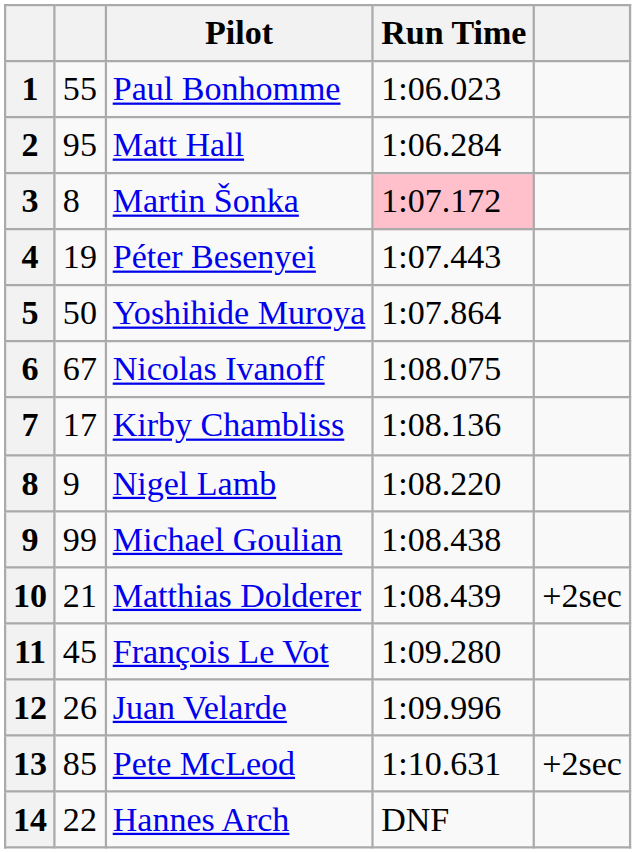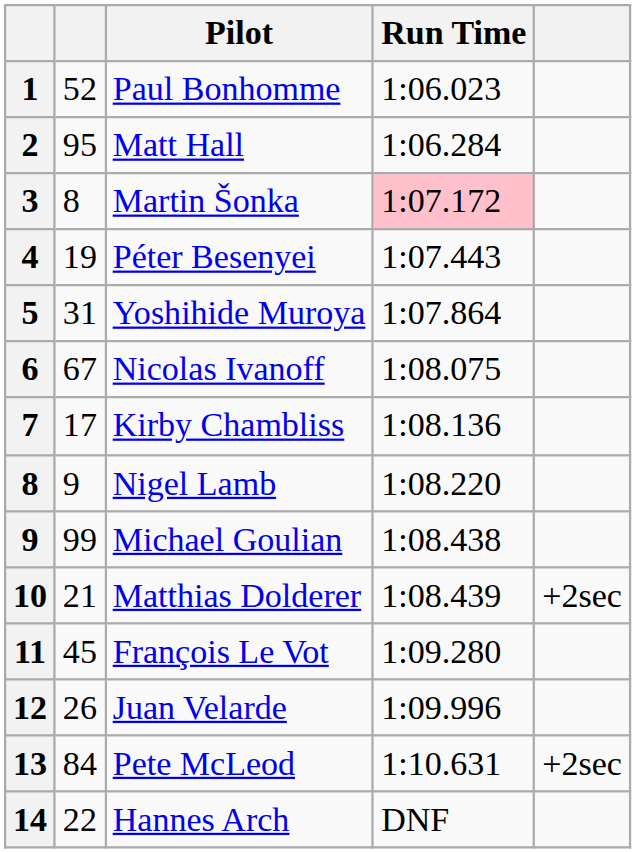(80, 88) 55 -> (80, 88) 52
(80, 313) 50 -> (80, 313) 31
(80, 762) 85 -> (80, 762) 84
